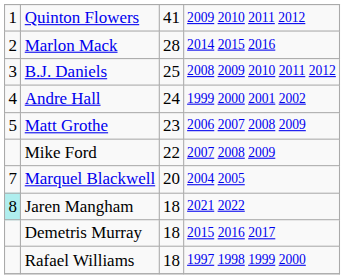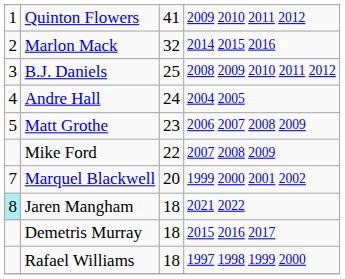(171, 44) 28 -> (171, 44) 32
(246, 98) 1999 2000 2001 2002 -> (216, 98) 2004 2005
(216, 179) 2004 2005 -> (246, 179) 1999 2000 2001 2002
